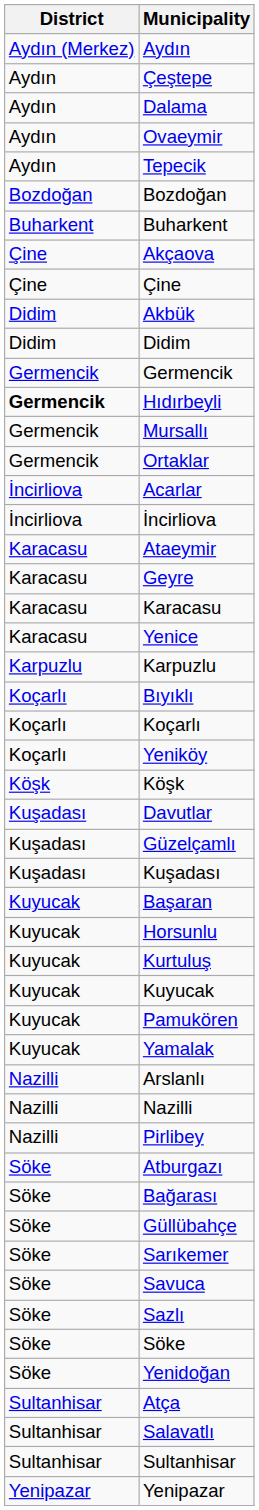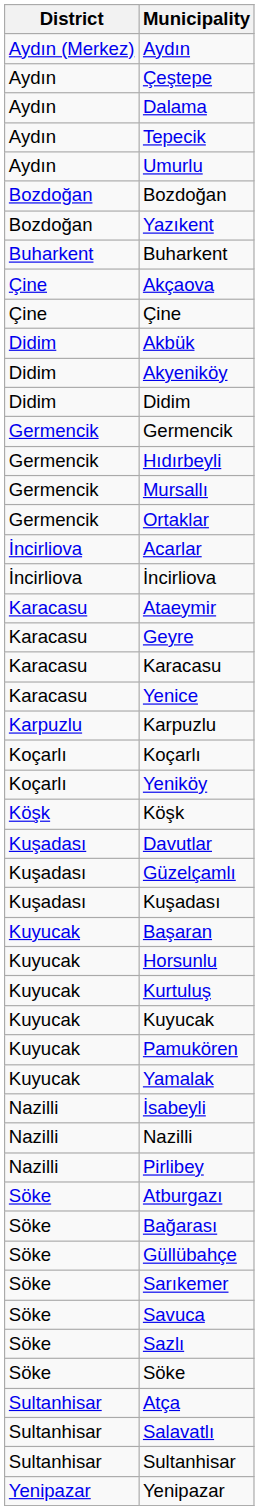- row: (183, 136)
+ row: (173, 166)
+ row: (178, 225)
+ row: (185, 372)
(57, 401) bold -> (54, 460) normal
- row: (168, 696)
- row: (174, 1078)
+ row: (174, 1108)
- row: (186, 1373)
